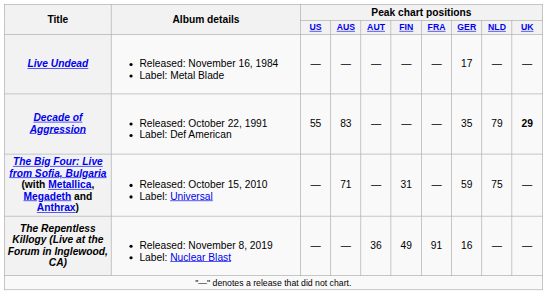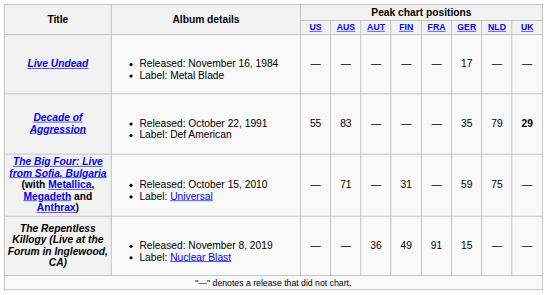(467, 246) 16 -> (467, 246) 15
